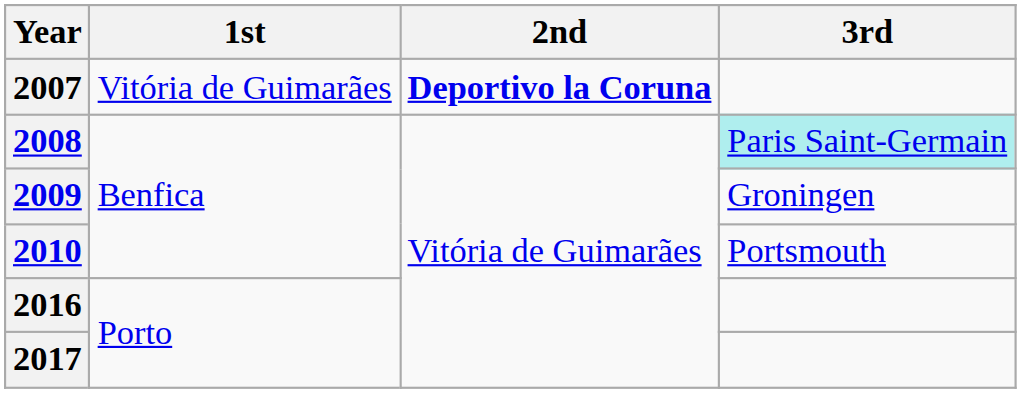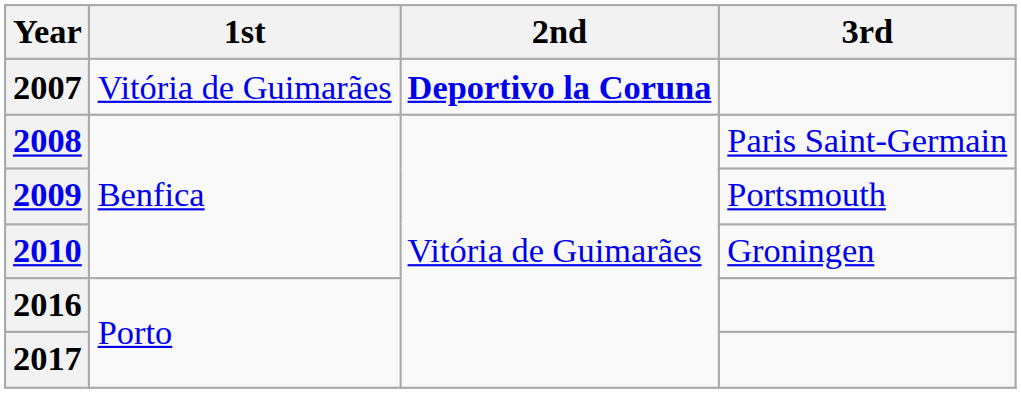(867, 140) paleturquoise background -> (867, 140) no background
(801, 195) Groningen -> (807, 195) Portsmouth
(807, 250) Portsmouth -> (801, 250) Groningen
